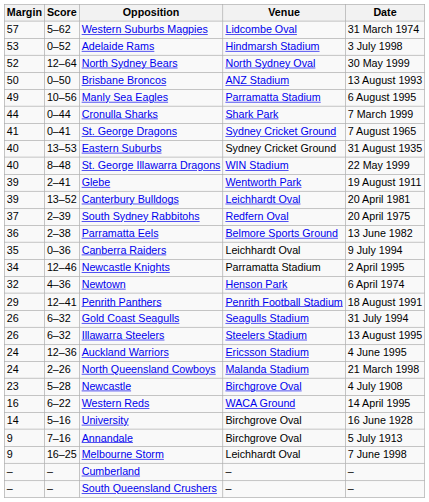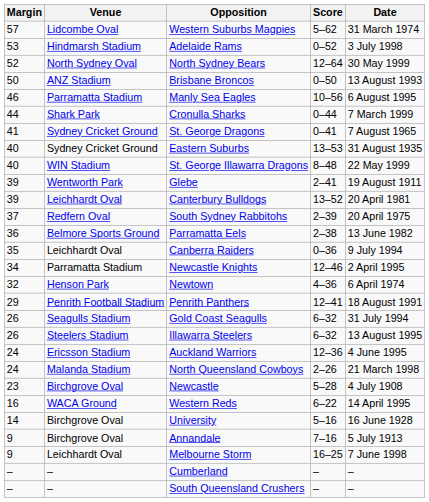columns swapped: (62, 13) <-> (284, 13)
(13, 98) 49 -> (13, 98) 46
